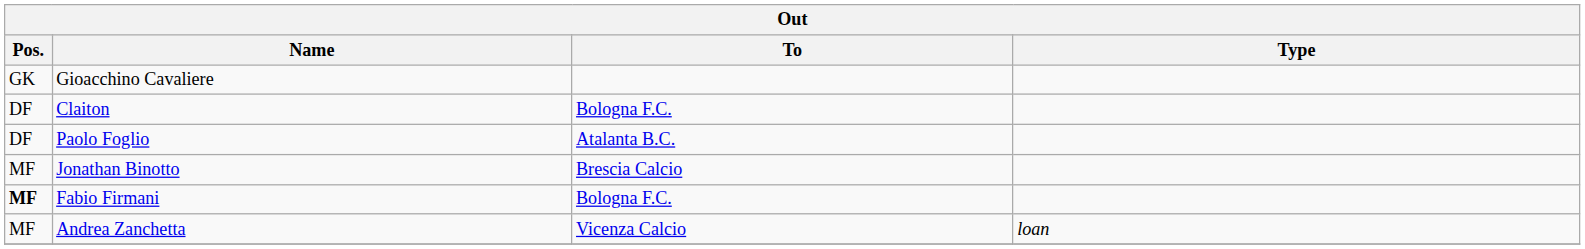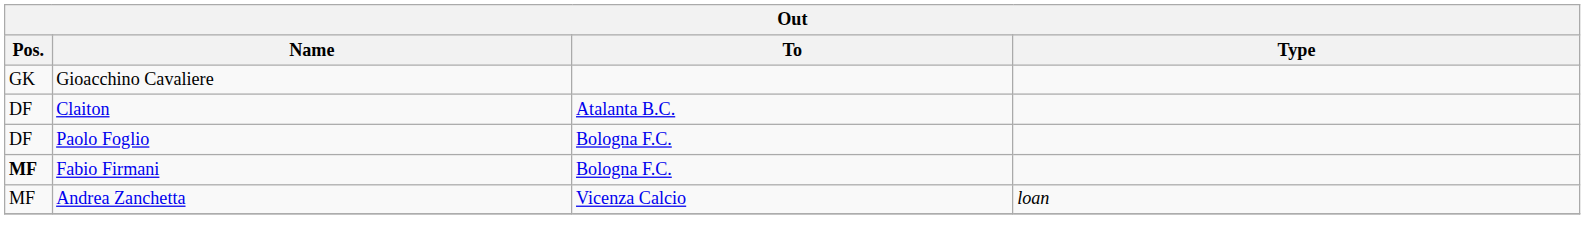(624, 109) Bologna F.C. -> (626, 109) Atalanta B.C.
(626, 139) Atalanta B.C. -> (624, 139) Bologna F.C.
- row: (118, 169)
